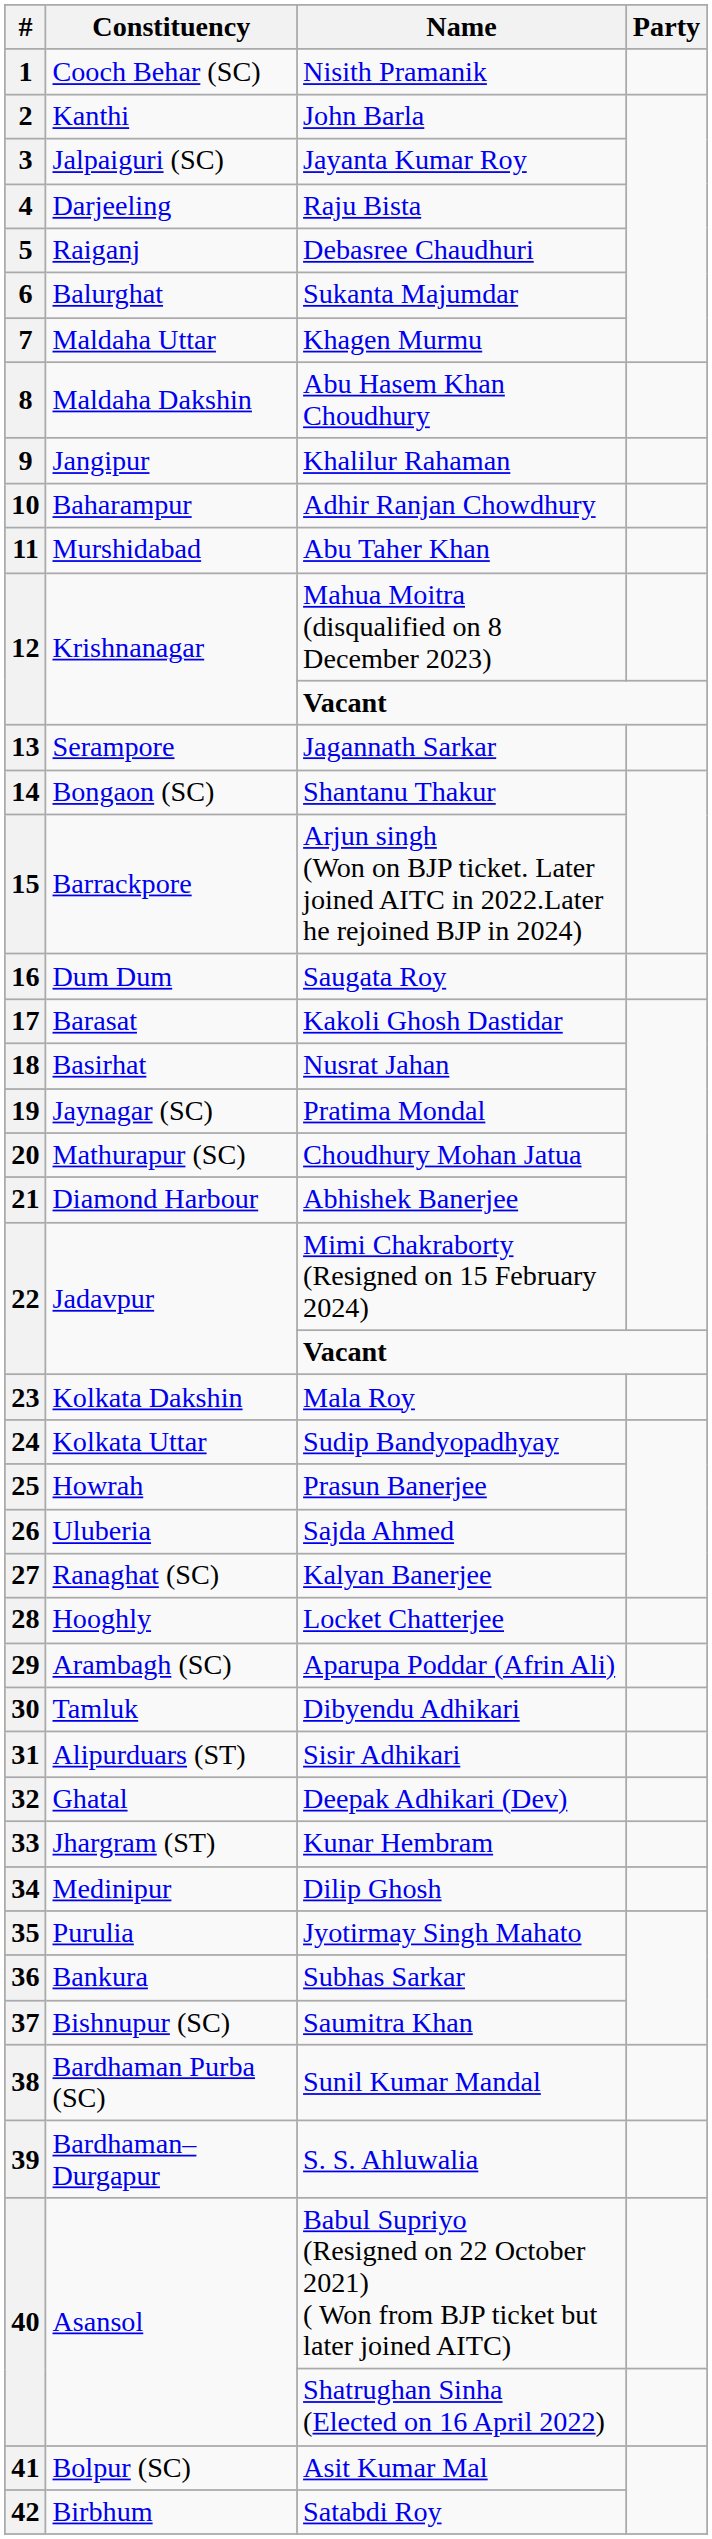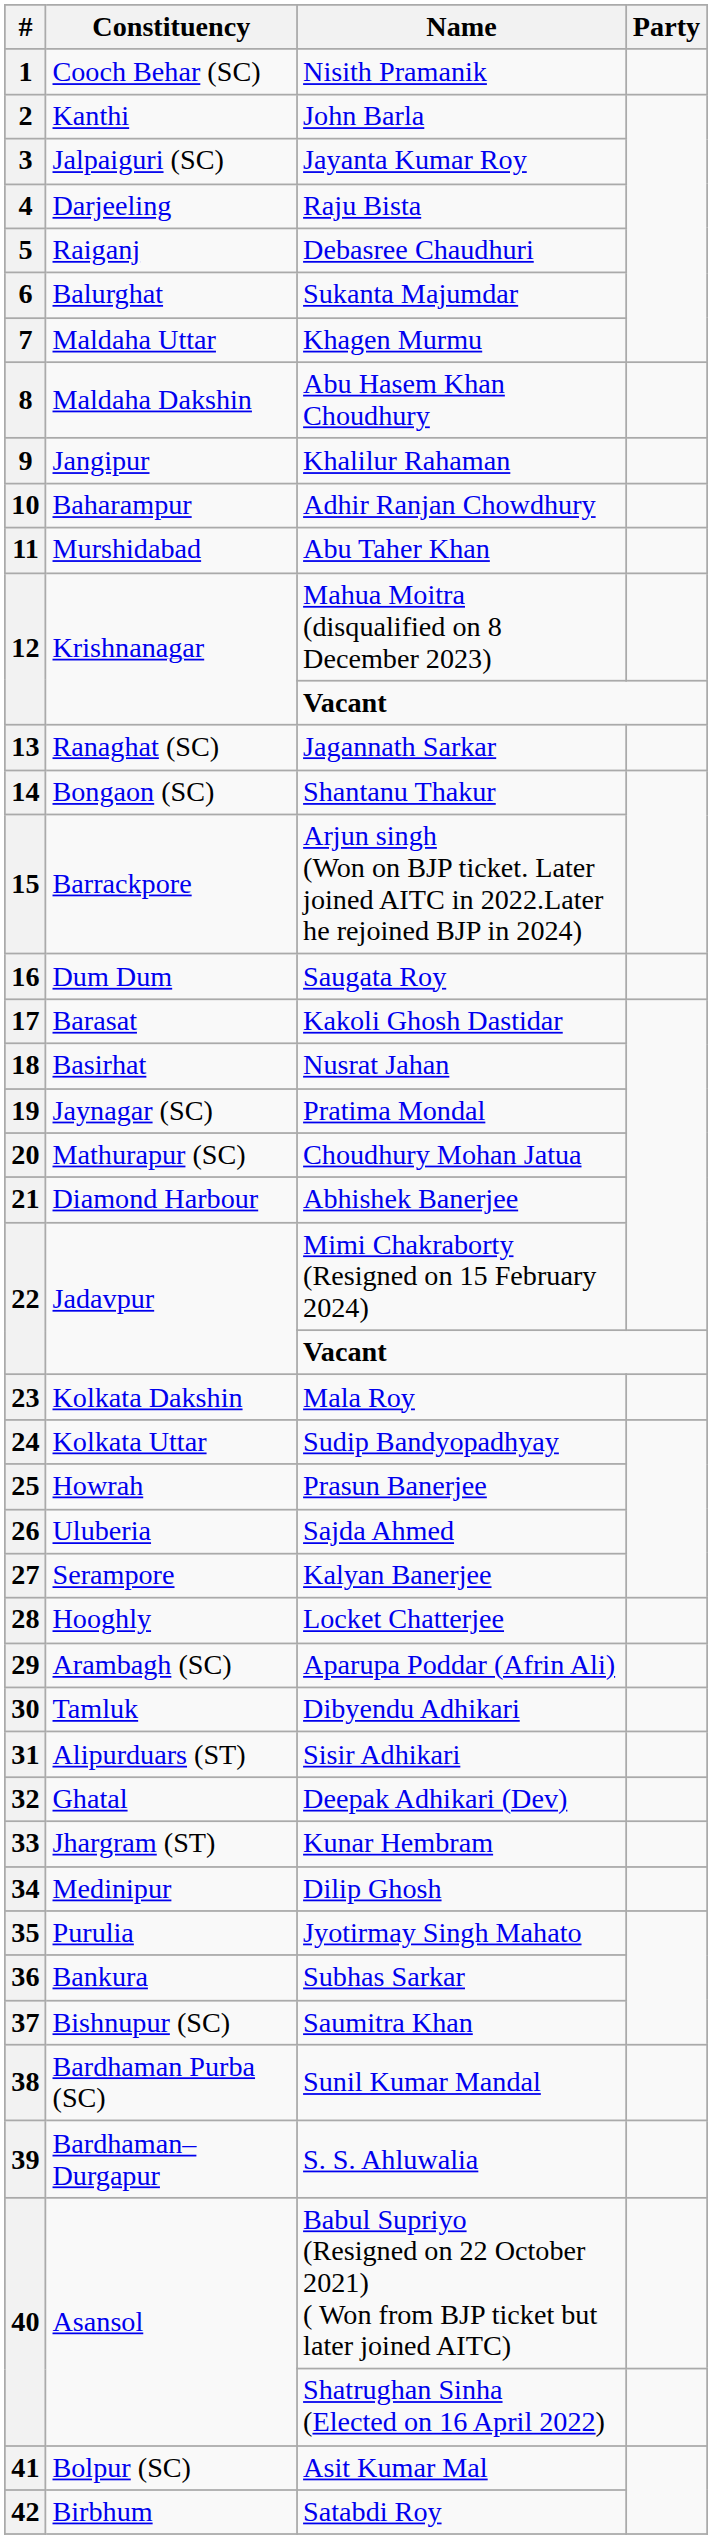(114, 747) Serampore -> (136, 747) Ranaghat (SC)
(136, 1575) Ranaghat (SC) -> (114, 1575) Serampore
